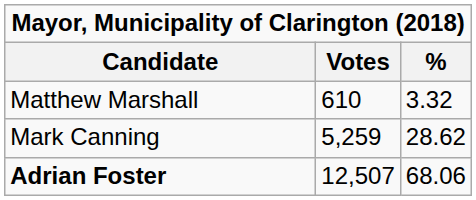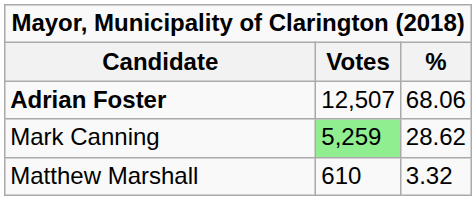rows swapped: (88, 175) <-> (104, 99)
(351, 137) no background -> (351, 137) lightgreen background
